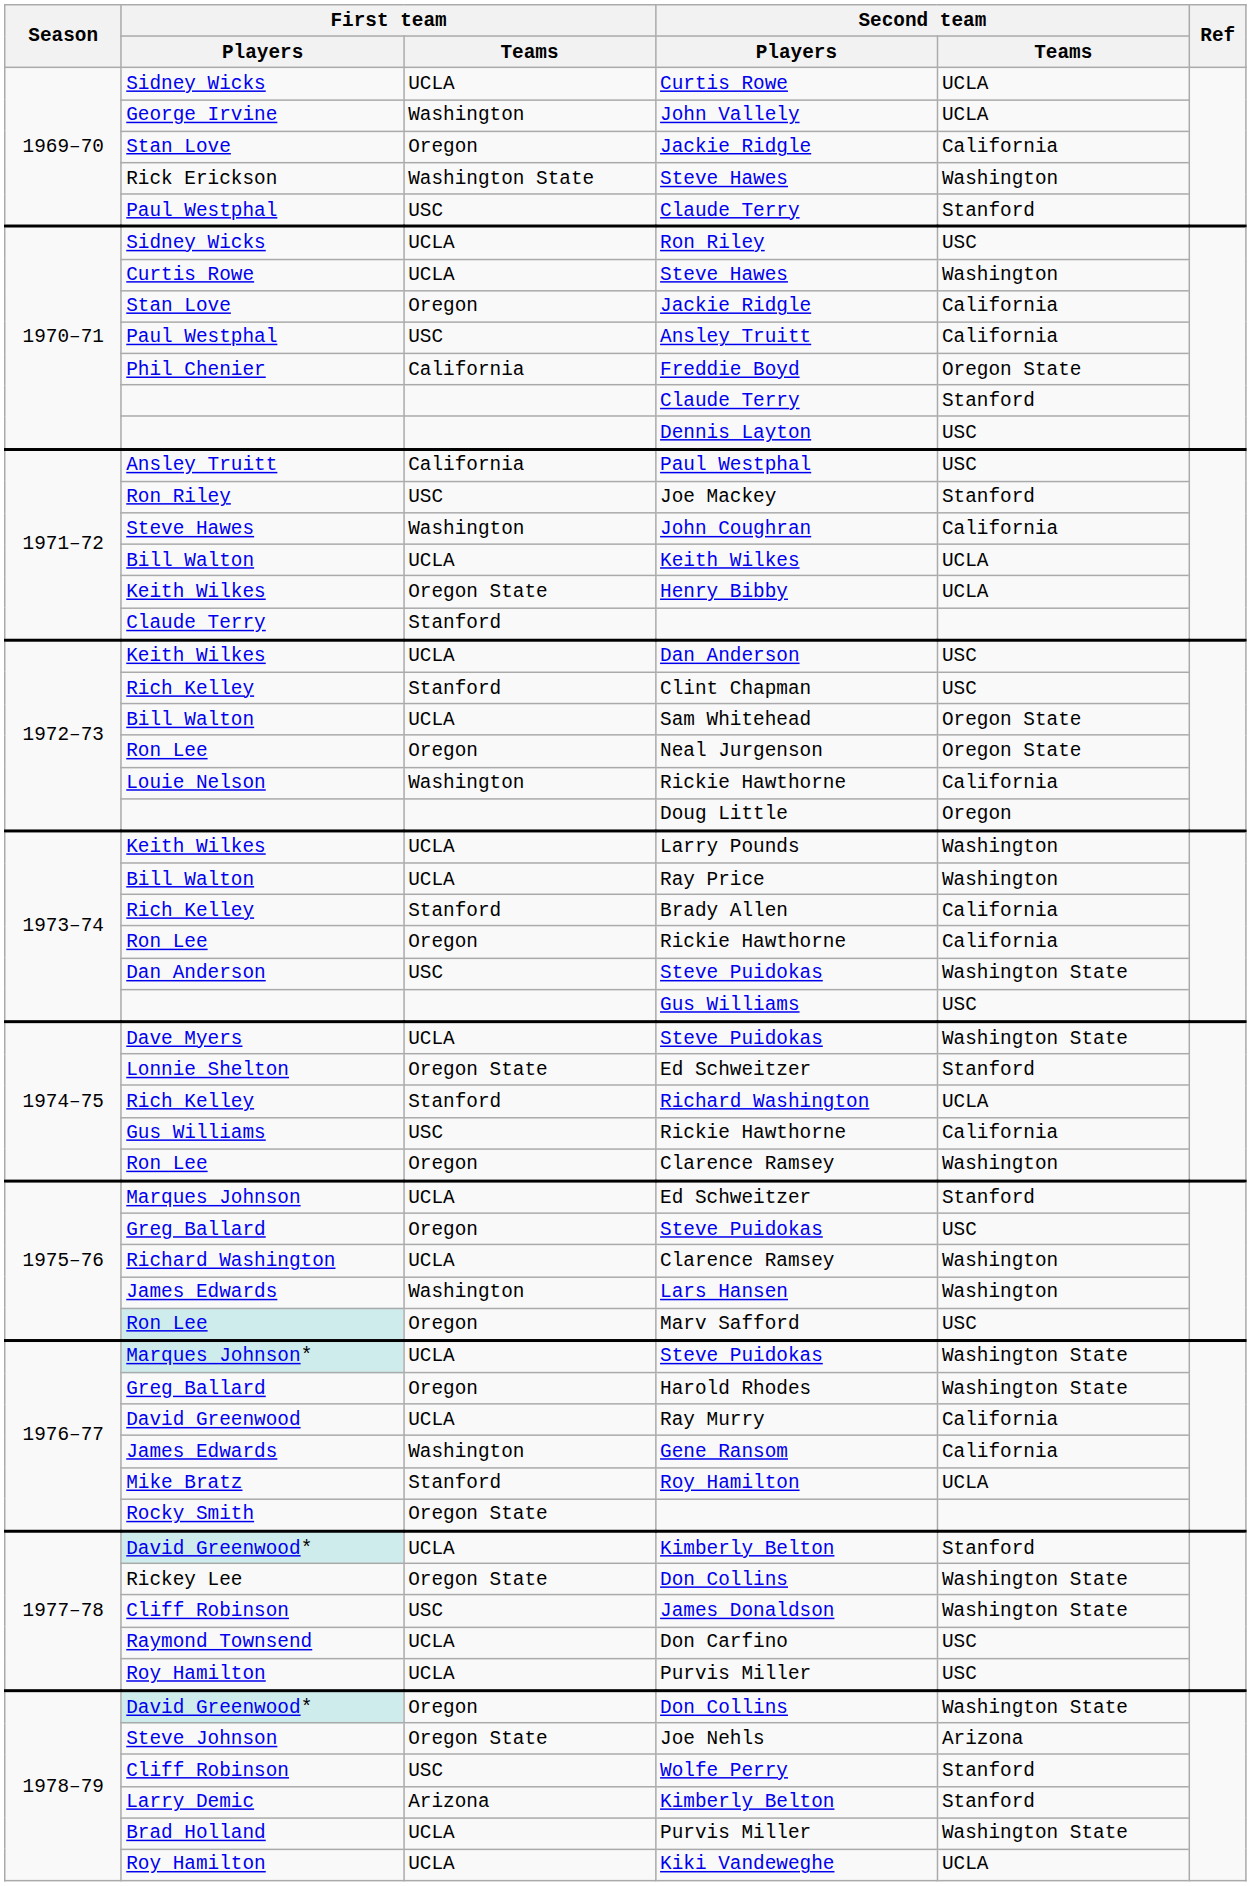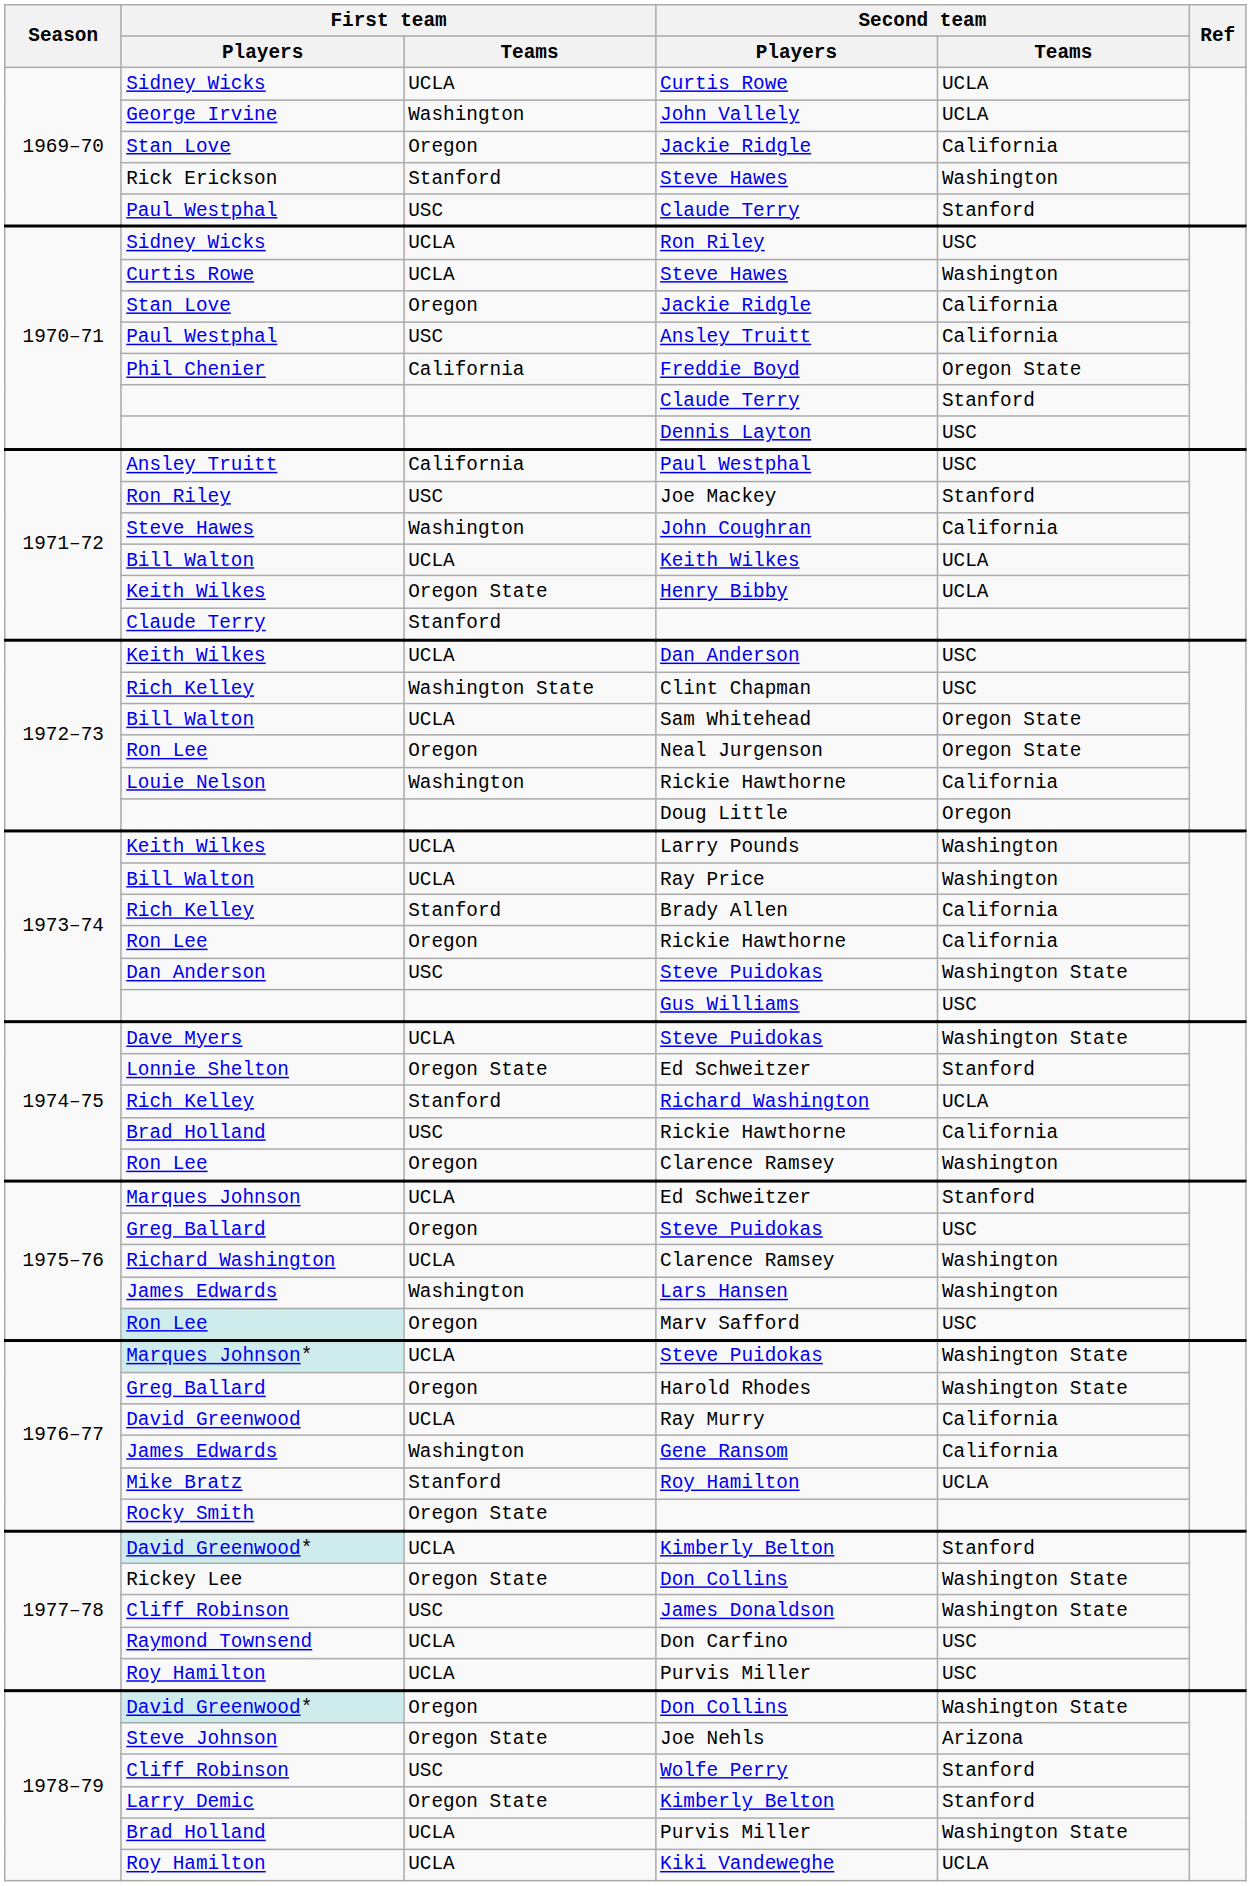(501, 178) Washington State -> (455, 178) Stanford
(455, 688) Stanford -> (501, 688) Washington State
(196, 1133) Gus Williams -> (196, 1133) Brad Holland
(449, 1802) Arizona -> (478, 1802) Oregon State
